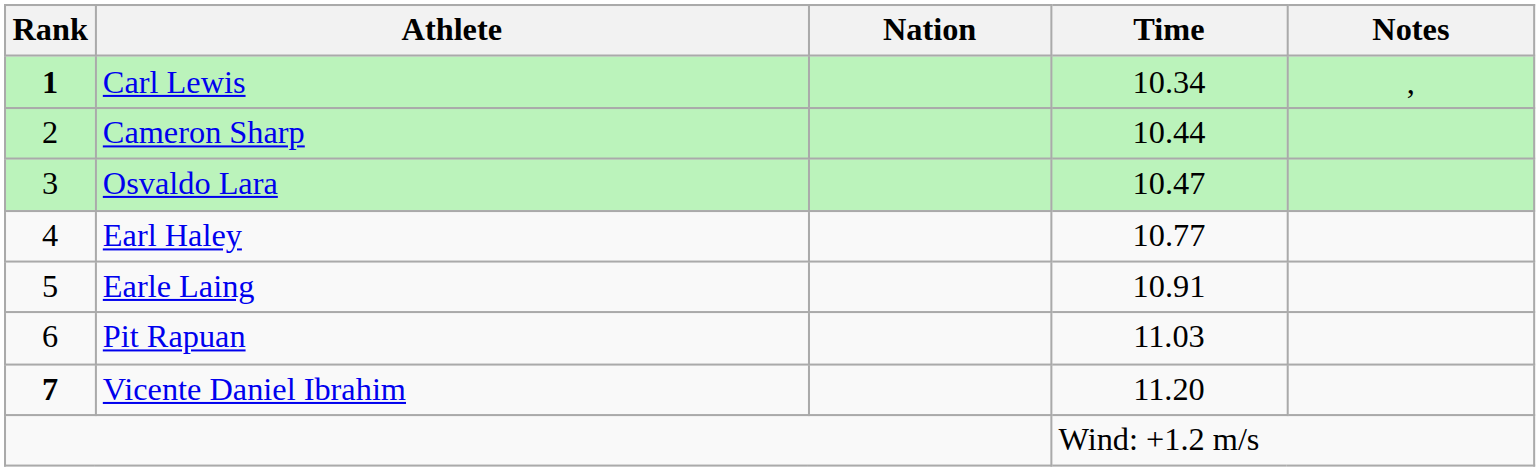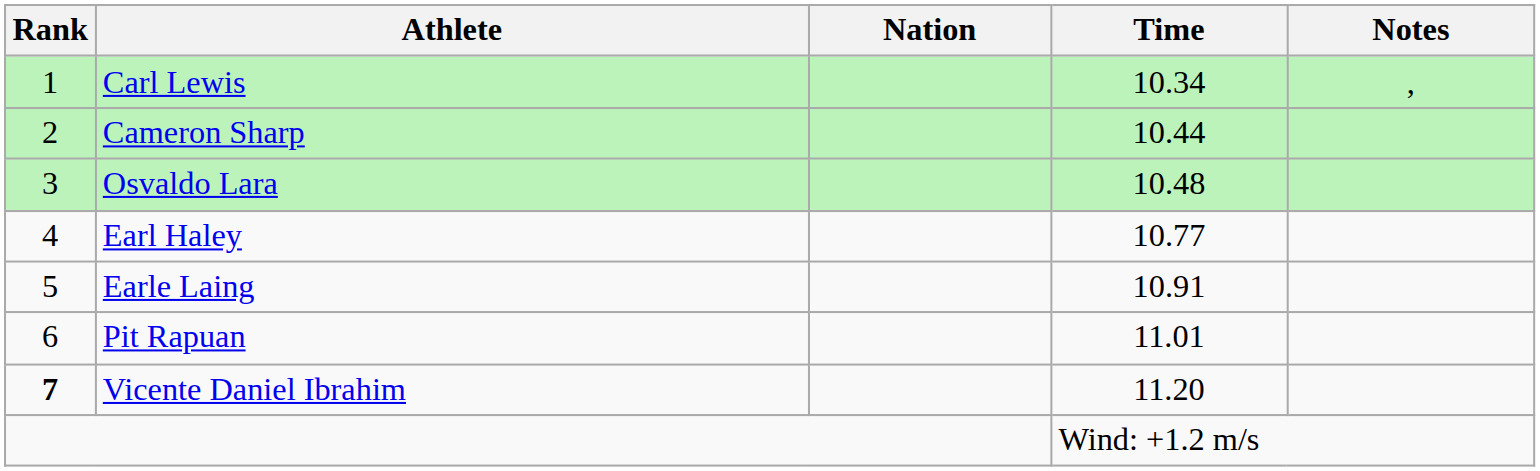(50, 81) bold -> (50, 81) normal
(1169, 183) 10.47 -> (1169, 183) 10.48
(1169, 337) 11.03 -> (1169, 337) 11.01
